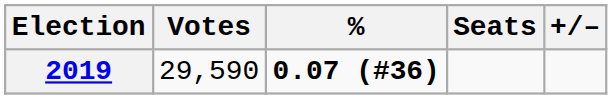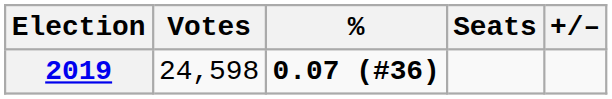(209, 71) 29,590 -> (209, 71) 24,598
